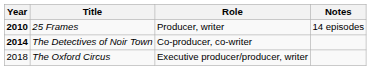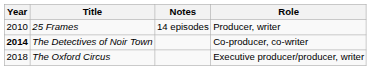columns swapped: (232, 12) <-> (338, 12)
(17, 27) bold -> (17, 27) normal
